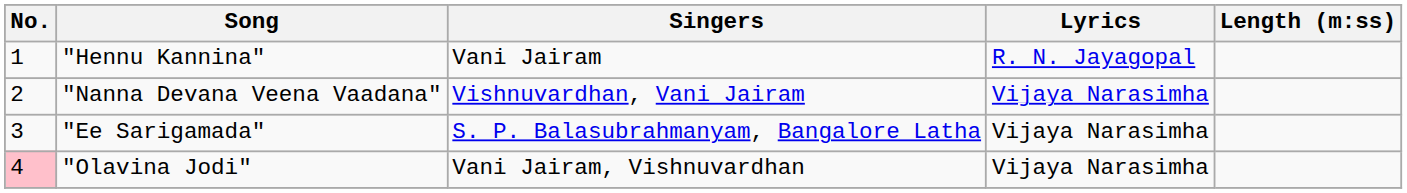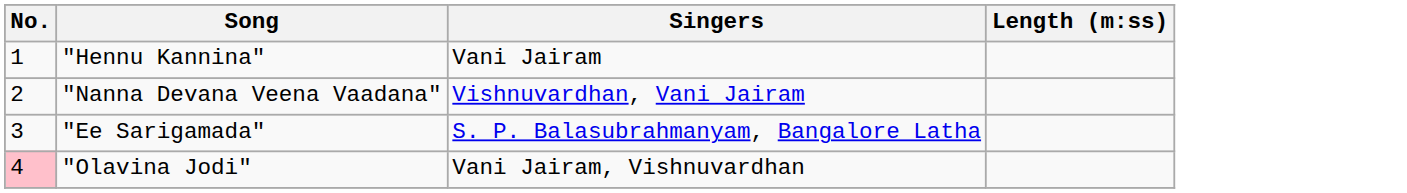- column: (1100, 24)
